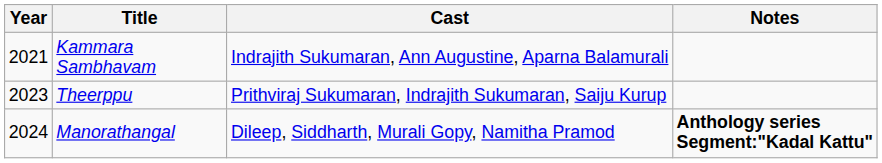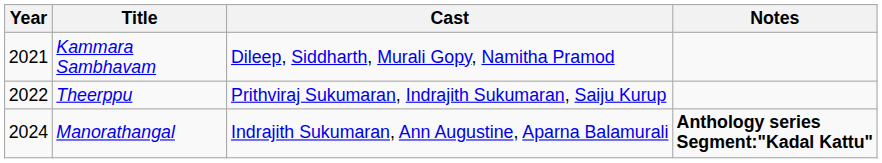(450, 56) Indrajith Sukumaran, Ann Augustine, Aparna Balamurali -> (423, 56) Dileep, Siddharth, Murali Gopy, Namitha Pramod
(28, 94) 2023 -> (28, 94) 2022
(423, 133) Dileep, Siddharth, Murali Gopy, Namitha Pramod -> (450, 133) Indrajith Sukumaran, Ann Augustine, Aparna Balamurali
